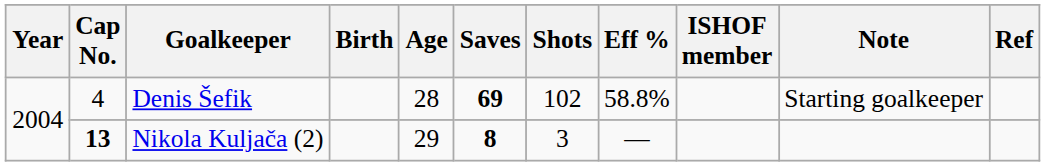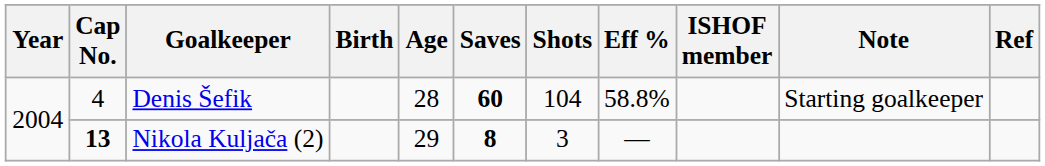(490, 98) 69 -> (490, 98) 60
(562, 98) 102 -> (562, 98) 104
